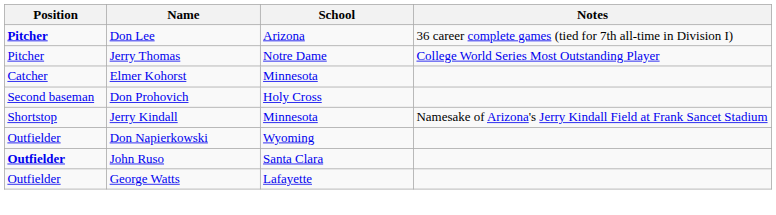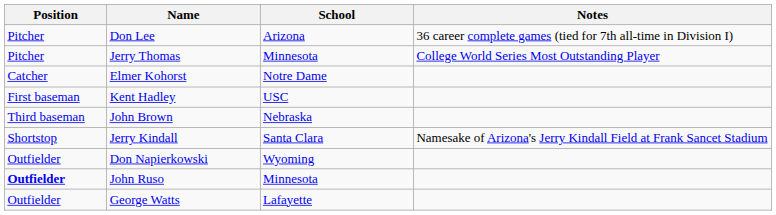(28, 35) bold -> (26, 35) normal
(295, 55) Notre Dame -> (290, 55) Minnesota
(290, 76) Minnesota -> (295, 76) Notre Dame
+ row: (143, 96)
- row: (149, 96)
+ row: (141, 117)
(290, 117) Minnesota -> (293, 138) Santa Clara
(293, 158) Santa Clara -> (290, 179) Minnesota
